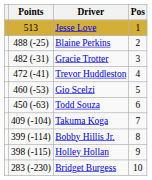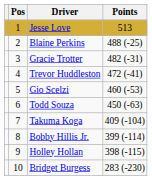columns swapped: (138, 12) <-> (31, 12)
